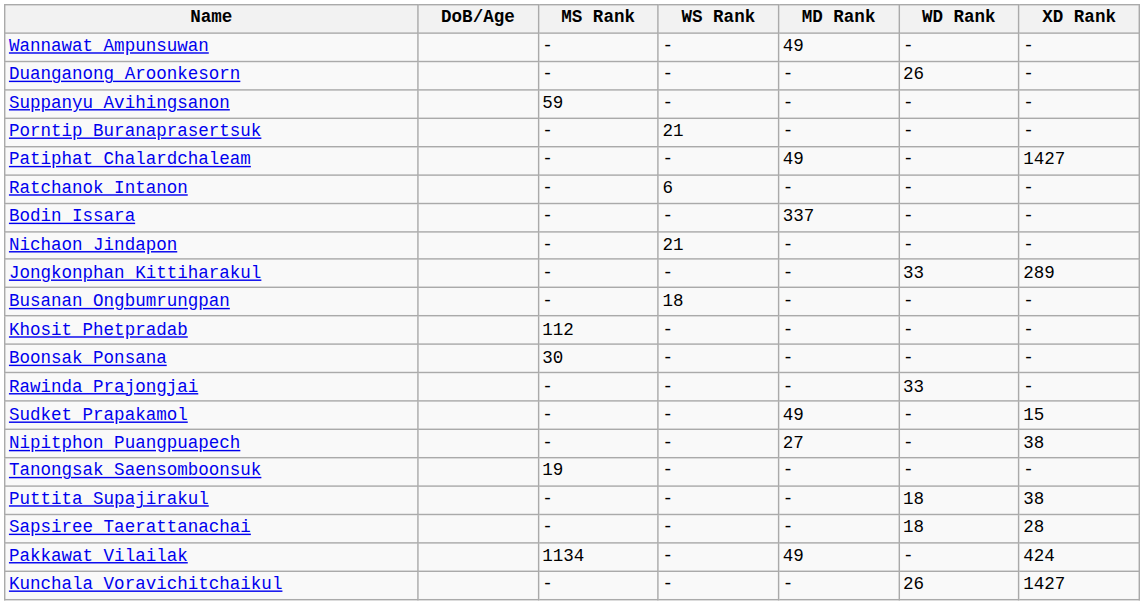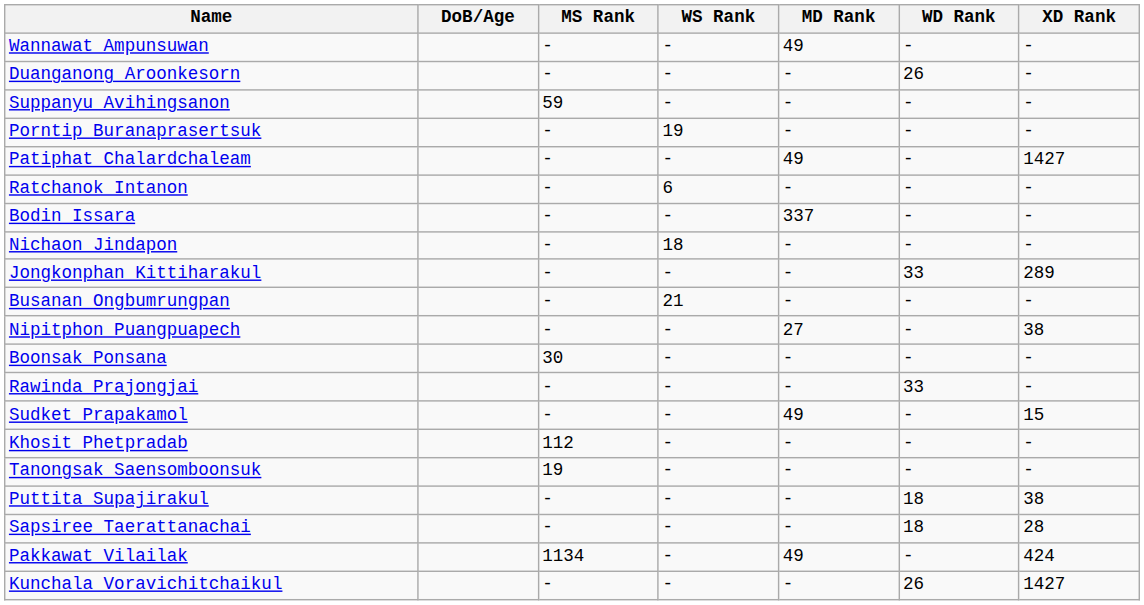(673, 132) 21 -> (673, 132) 19
(673, 246) 21 -> (673, 246) 18
(673, 302) 18 -> (673, 302) 21
rows swapped: (98, 331) <-> (125, 444)
